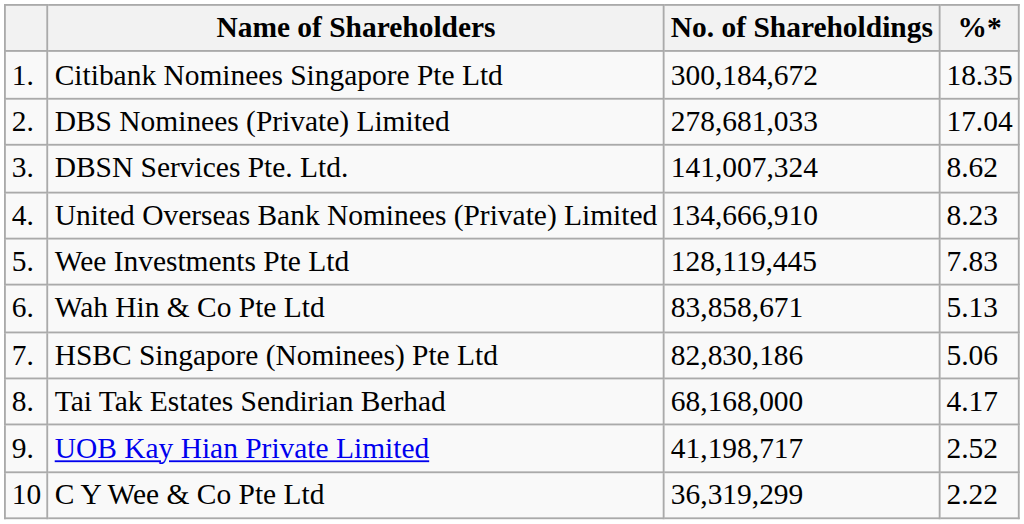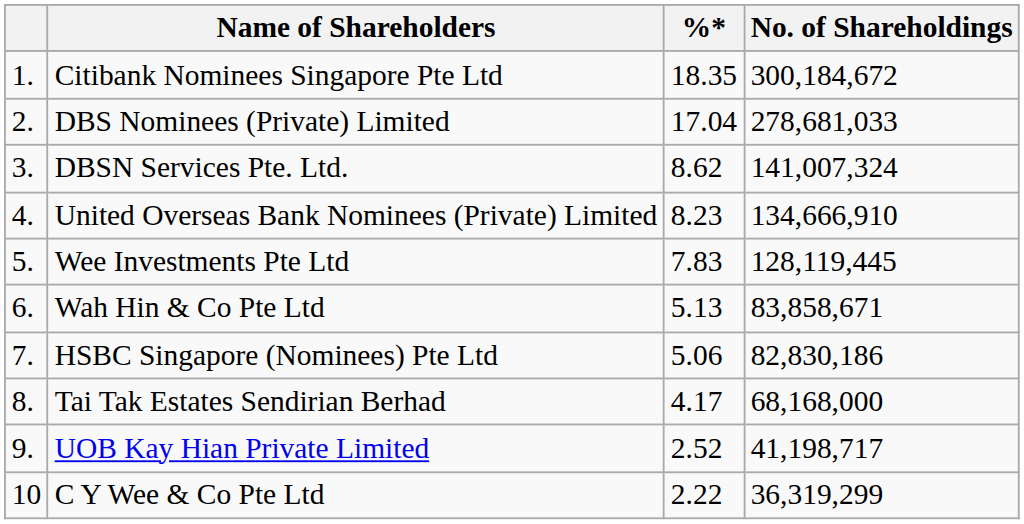columns swapped: (802, 27) <-> (980, 27)
